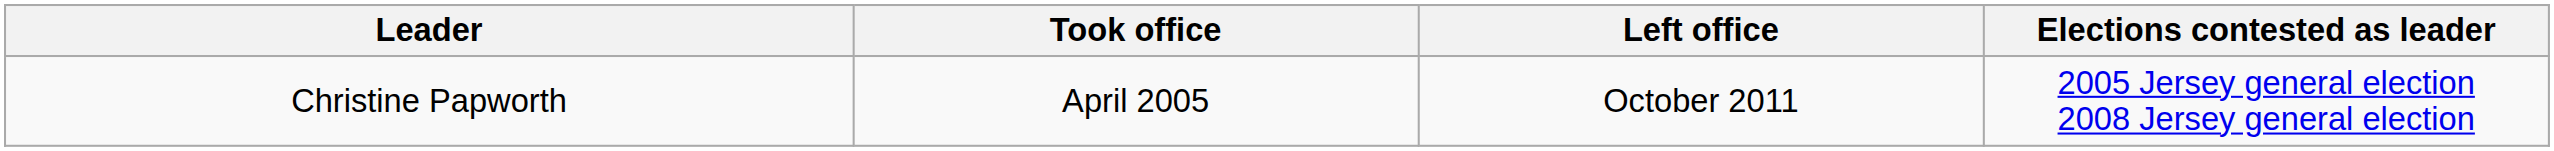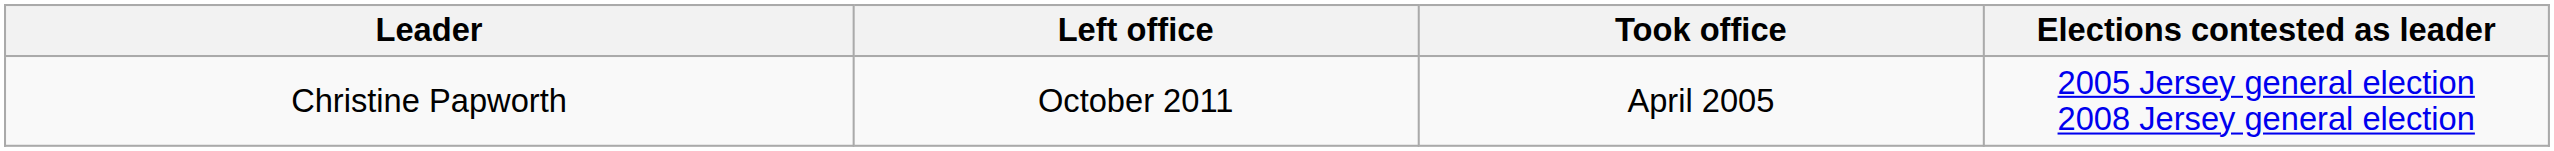columns swapped: (1136, 30) <-> (1701, 30)
